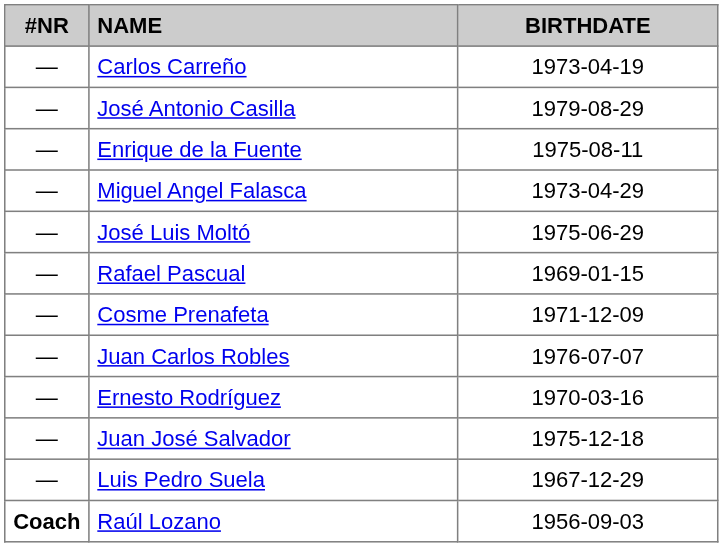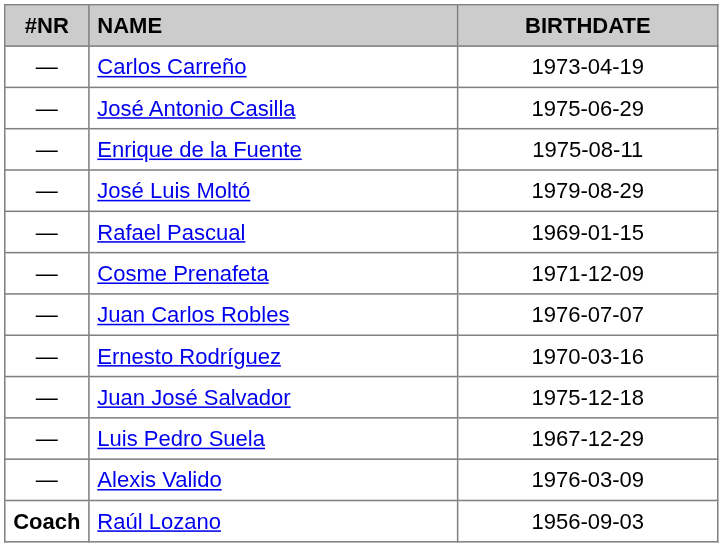(588, 108) 1979-08-29 -> (588, 108) 1975-06-29
- row: (202, 191)
(588, 232) 1975-06-29 -> (588, 191) 1979-08-29
+ row: (160, 480)
